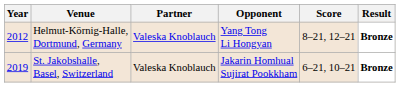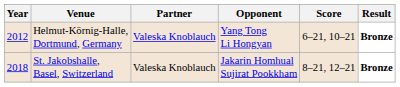(329, 37) 8–21, 12–21 -> (329, 37) 6–21, 10–21
(18, 67) 2019 -> (18, 67) 2018
(329, 67) 6–21, 10–21 -> (329, 67) 8–21, 12–21
